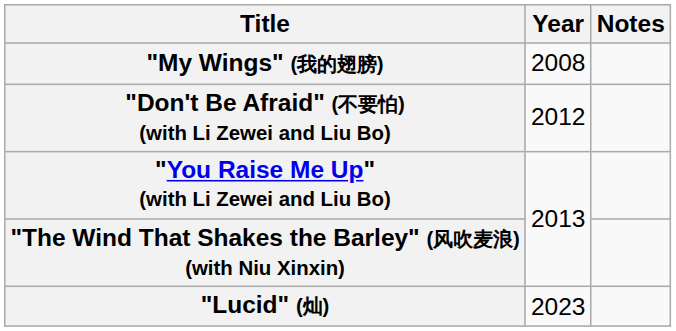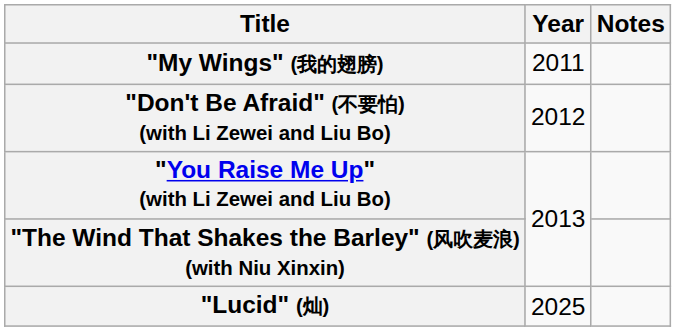(558, 63) 2008 -> (558, 63) 2011
(558, 306) 2023 -> (558, 306) 2025
